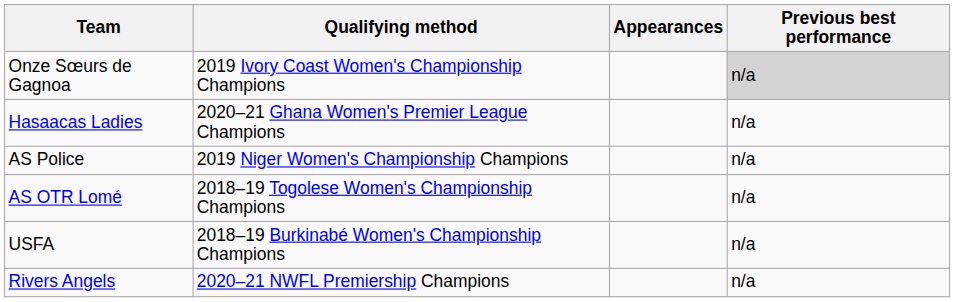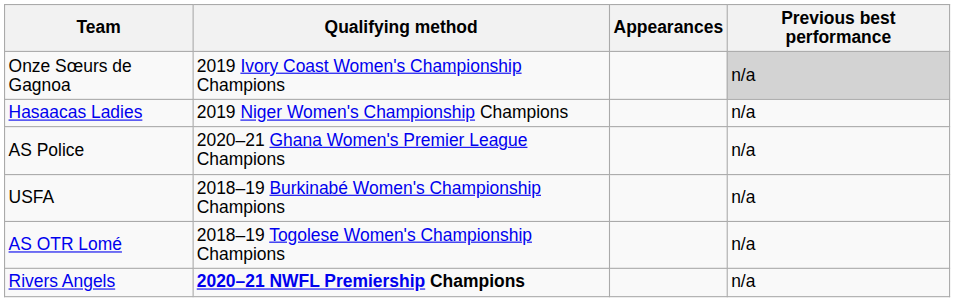(362, 122) 2020–21 Ghana Women's Premier League Champions -> (382, 112) 2019 Niger Women's Championship Champions
(382, 160) 2019 Niger Women's Championship Champions -> (362, 150) 2020–21 Ghana Women's Premier League Champions
rows swapped: (31, 244) <-> (65, 197)
(353, 282) normal -> (361, 282) bold
